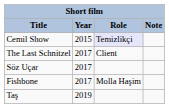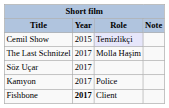(106, 53) Client -> (118, 53) Molla Haşim
+ row: (21, 82)
(83, 82) normal -> (83, 96) bold
(118, 82) Molla Haşim -> (106, 96) Client
- row: (12, 96)
